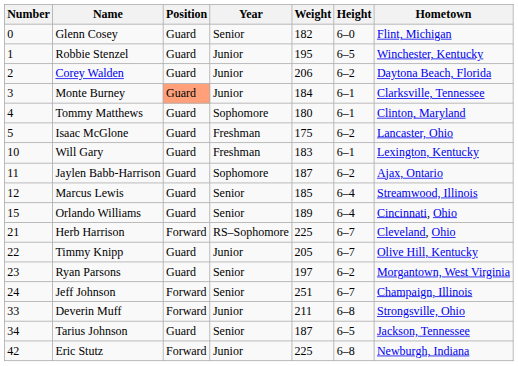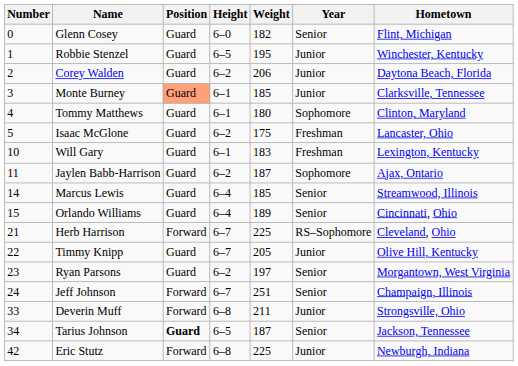columns swapped: (354, 14) <-> (251, 14)
(303, 93) 184 -> (262, 93) 185
(13, 192) 12 -> (13, 192) 14
(181, 331) normal -> (183, 331) bold
